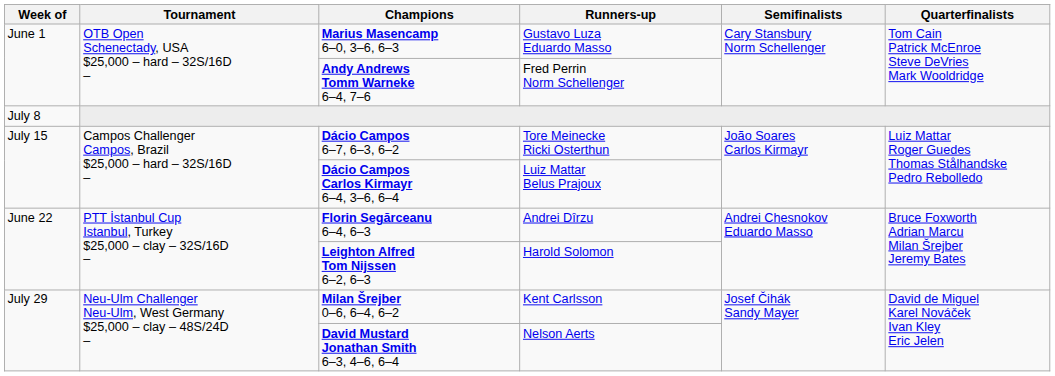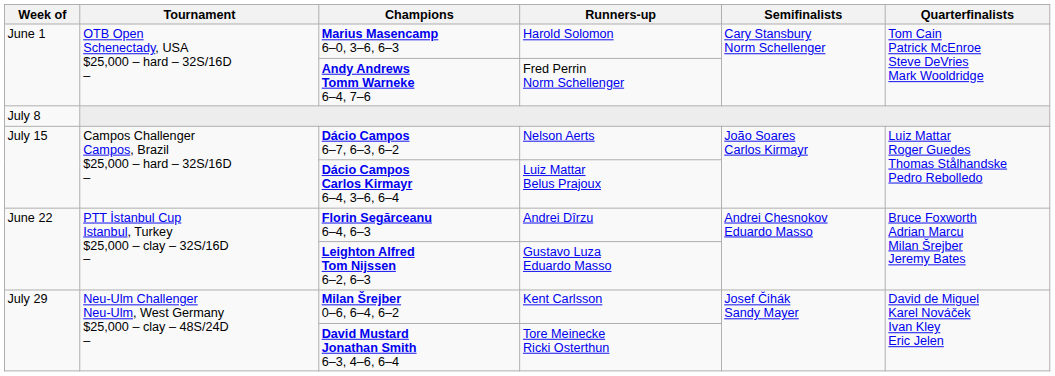(567, 41) Gustavo Luza Eduardo Masso -> (568, 34) Harold Solomon
(566, 143) Tore Meinecke Ricki Osterthun -> (559, 136) Nelson Aerts
(568, 251) Harold Solomon -> (567, 258) Gustavo Luza Eduardo Masso
(559, 333) Nelson Aerts -> (566, 340) Tore Meinecke Ricki Osterthun
